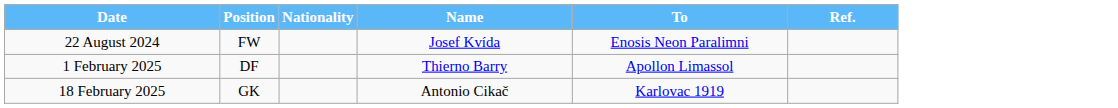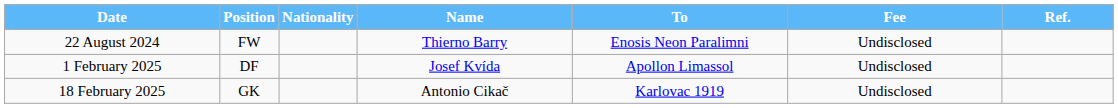+ column: (895, 17)
(465, 41) Josef Kvída -> (465, 41) Thierno Barry
(465, 66) Thierno Barry -> (465, 66) Josef Kvída
